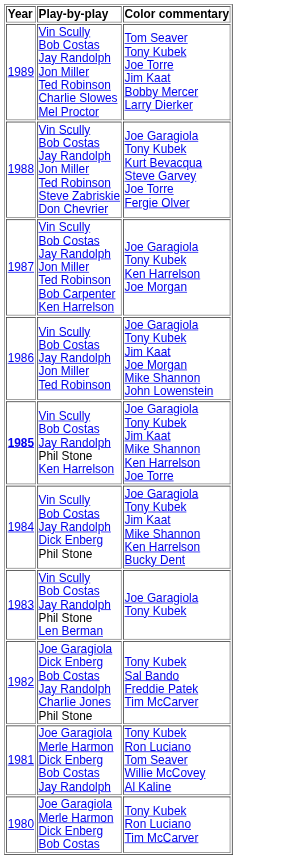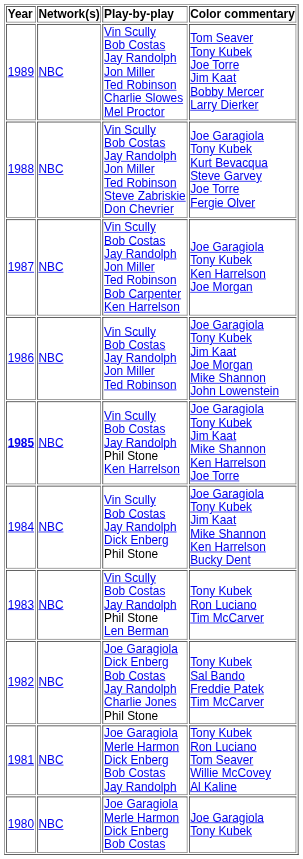+ column: (69, 14)
(161, 605) Joe Garagiola Tony Kubek -> (227, 605) Tony Kubek Ron Luciano Tim McCarver
(161, 824) Tony Kubek Ron Luciano Tim McCarver -> (227, 824) Joe Garagiola Tony Kubek
